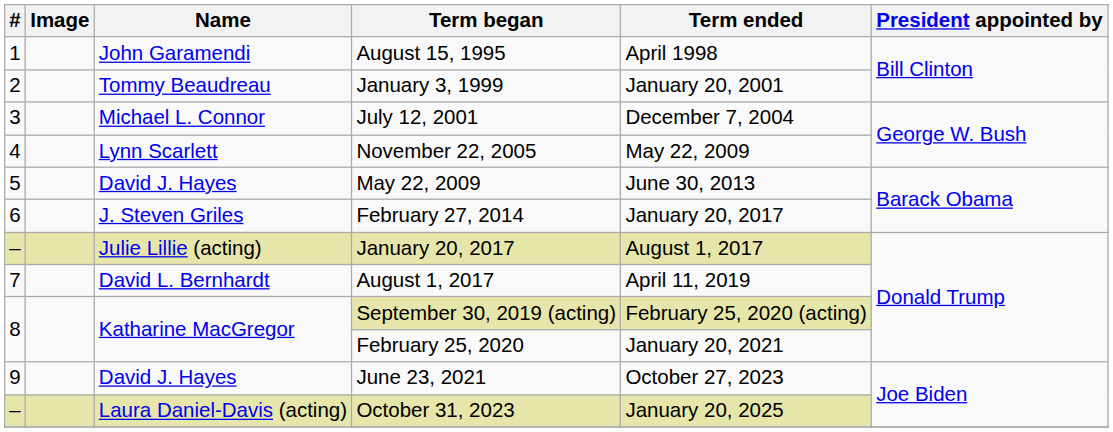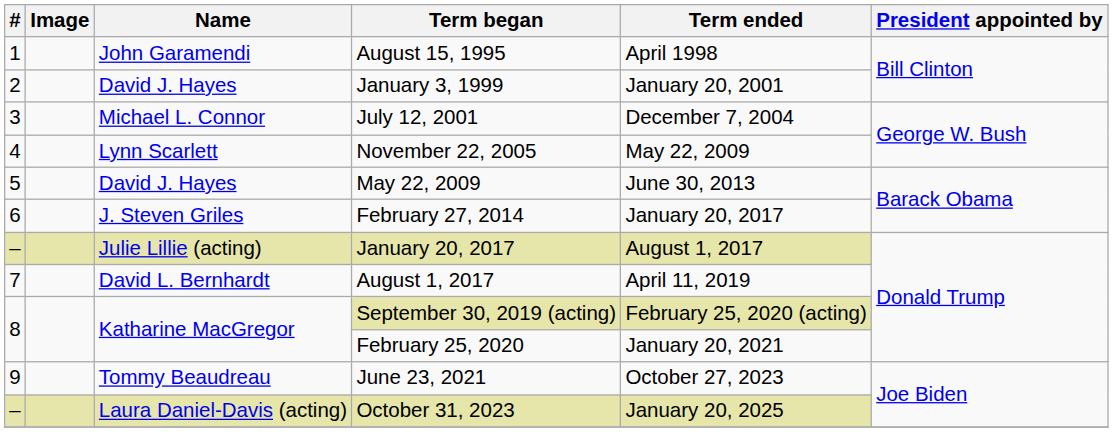(185, 85) Tommy Beaudreau -> (168, 85) David J. Hayes
(168, 378) David J. Hayes -> (185, 378) Tommy Beaudreau
